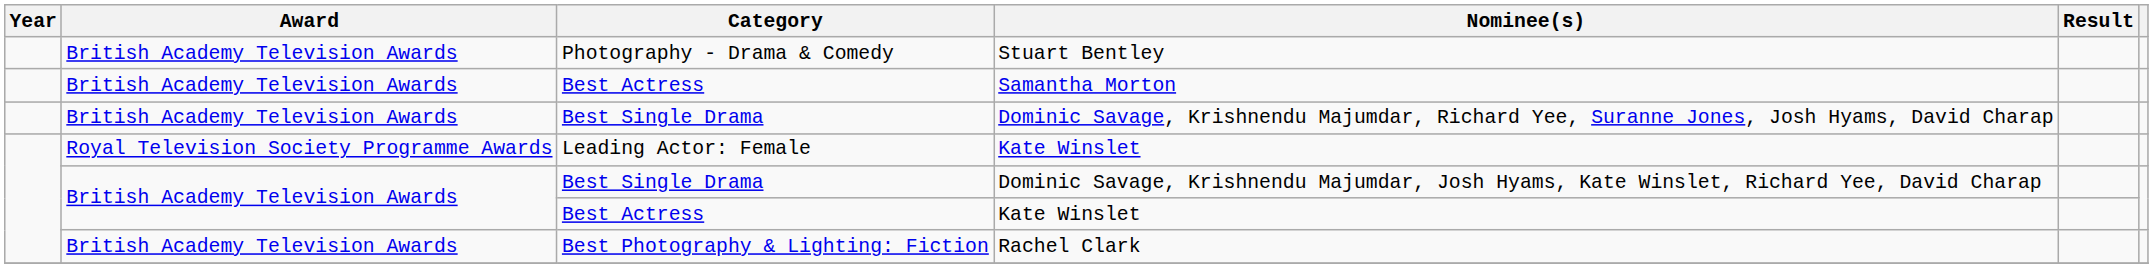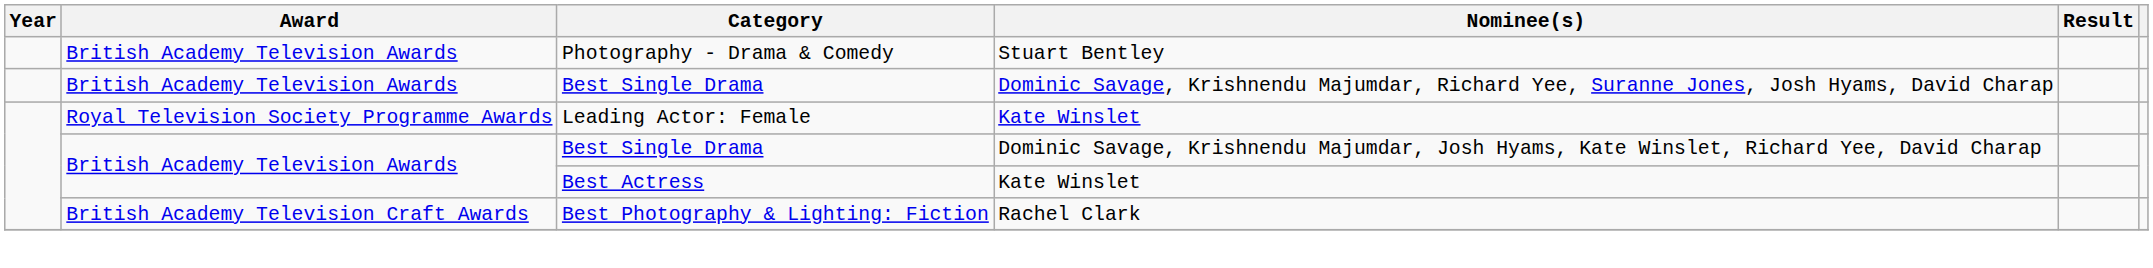- row: (633, 85)
(262, 246) British Academy Television Awards -> (298, 214) British Academy Television Craft Awards
